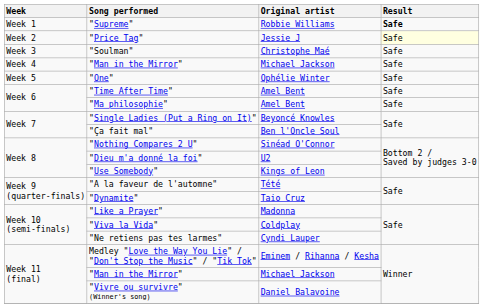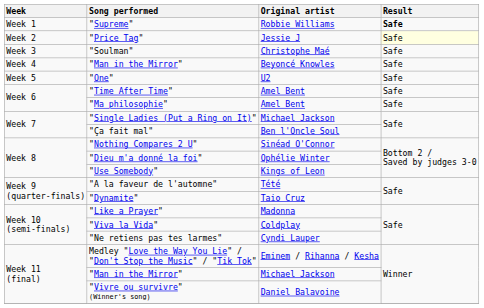(298, 64) Michael Jackson -> (298, 64) Beyoncé Knowles
(295, 78) Ophélie Winter -> (266, 78) U2
(298, 118) Beyoncé Knowles -> (298, 118) Michael Jackson
(266, 158) U2 -> (295, 158) Ophélie Winter
